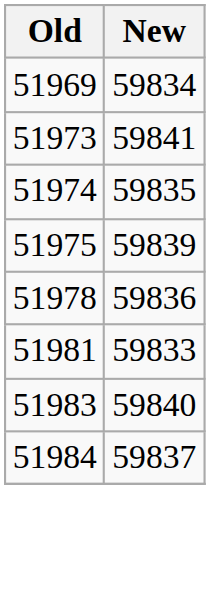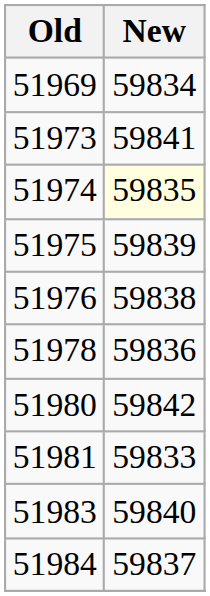(154, 191) no background -> (154, 191) lightyellow background
+ row: (55, 297)
+ row: (55, 404)
